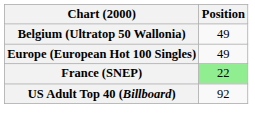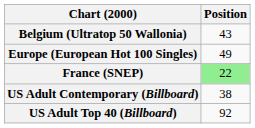(223, 34) 49 -> (226, 34) 43
+ row: (103, 93)
